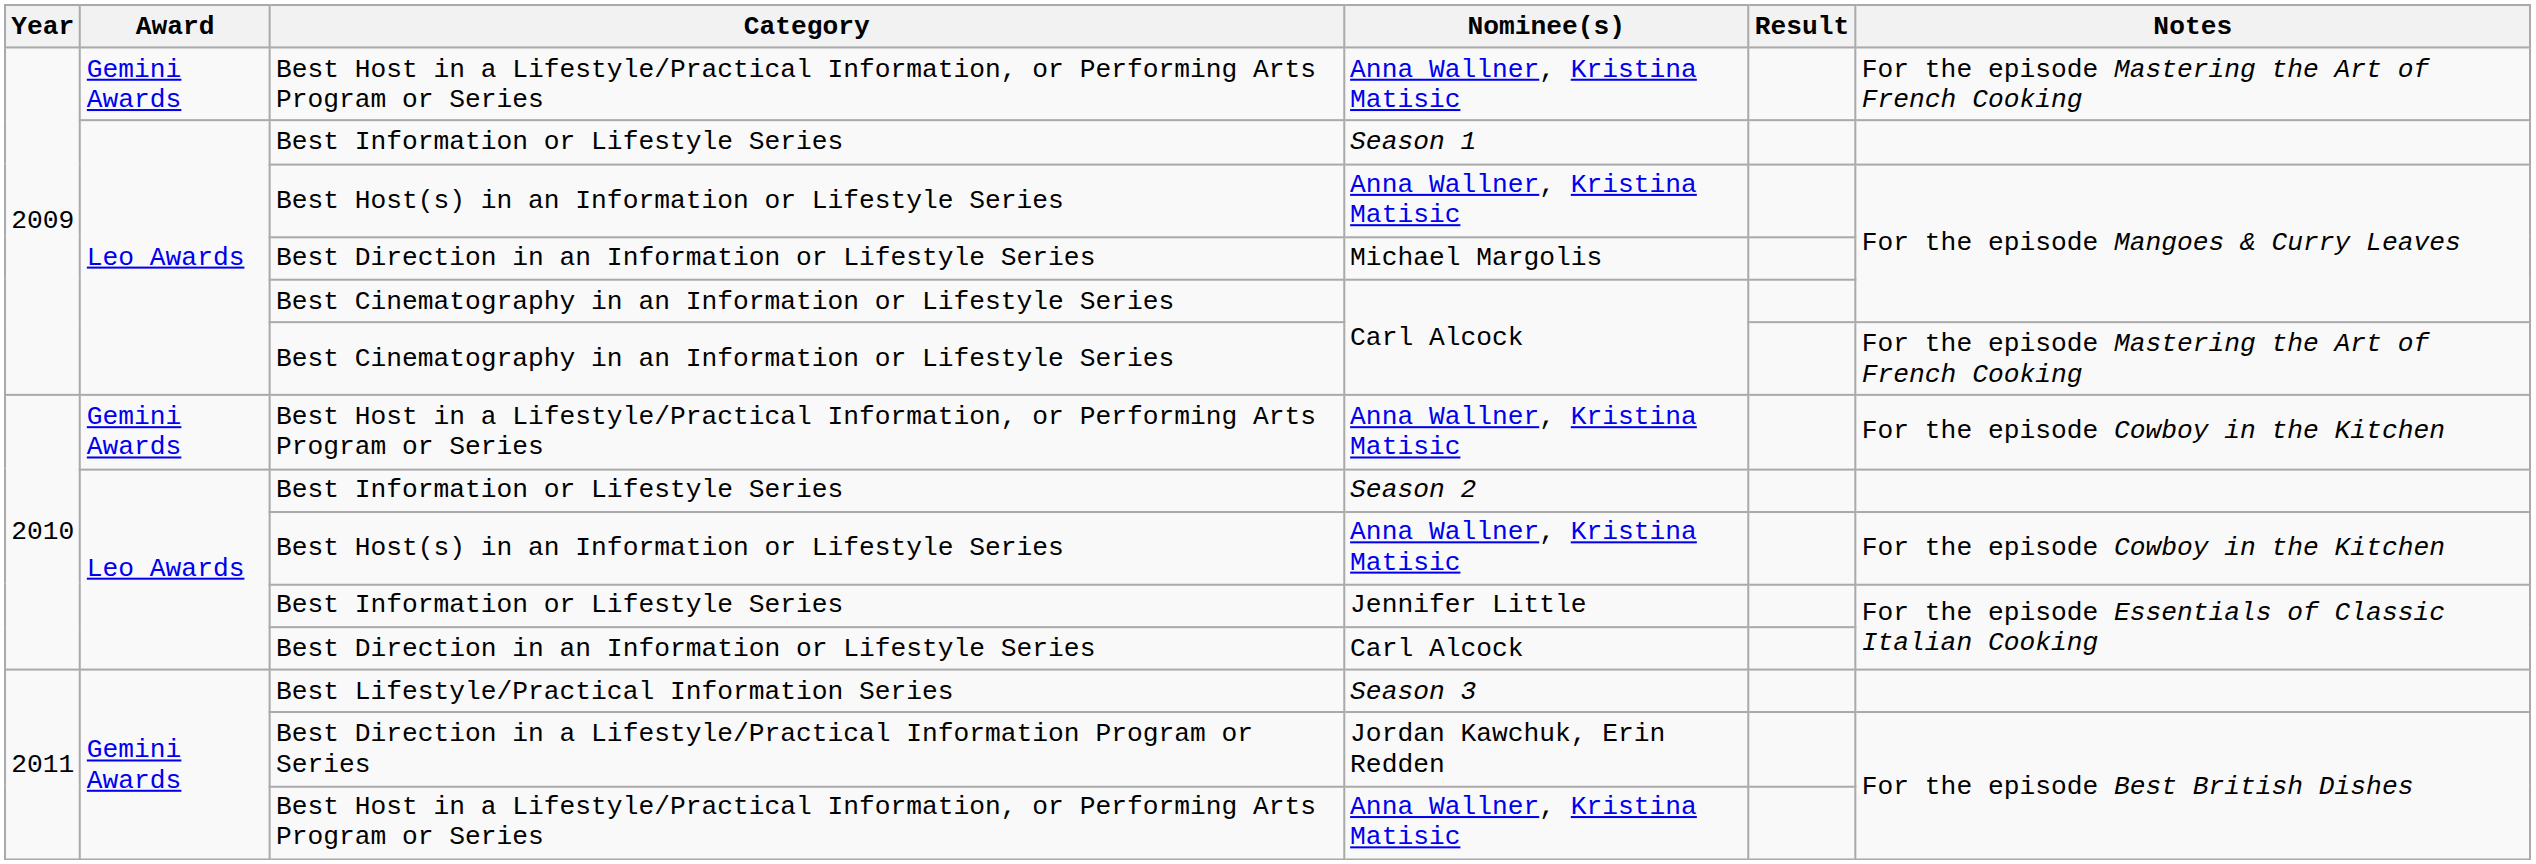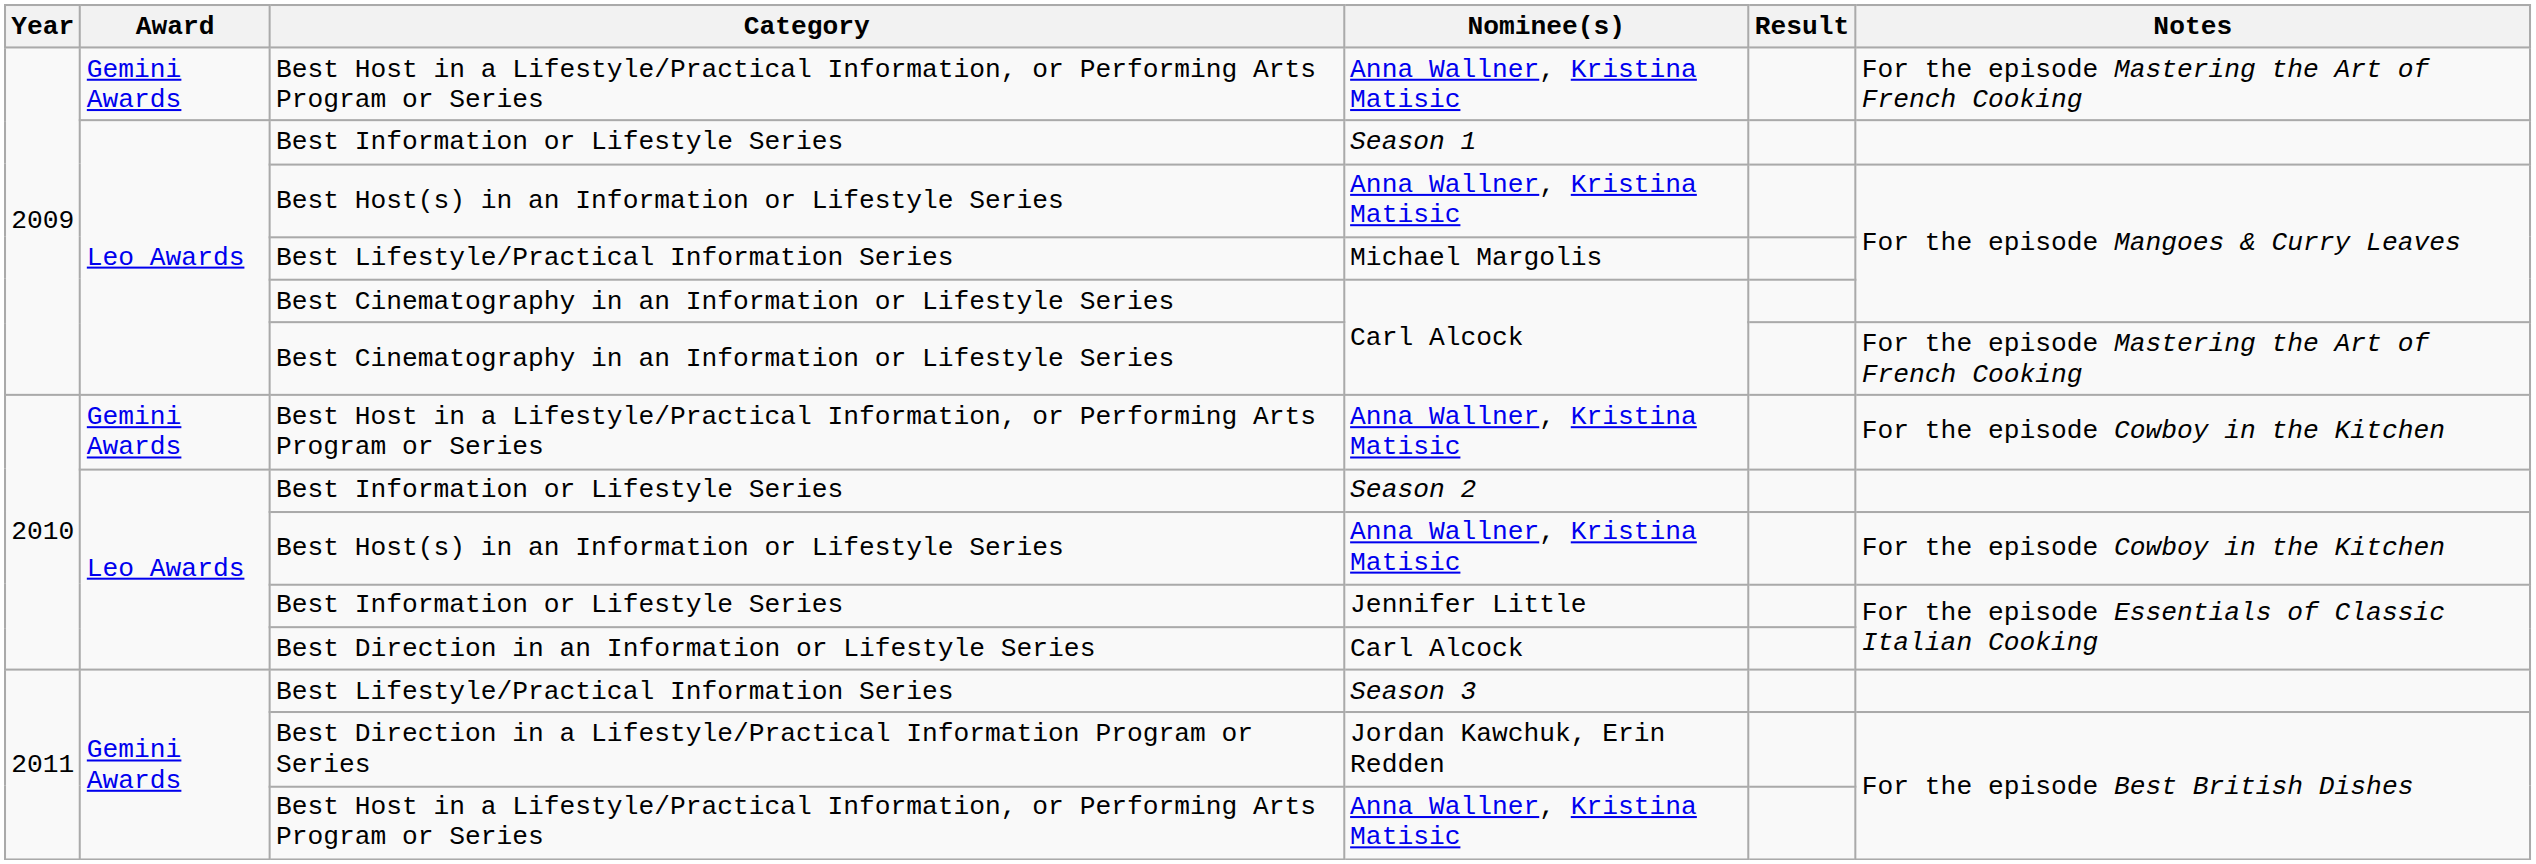(686, 258) Best Direction in an Information or Lifestyle Series -> (615, 258) Best Lifestyle/Practical Information Series
